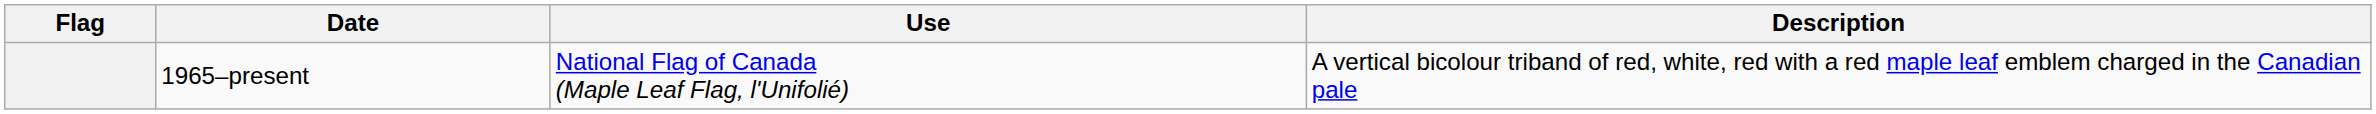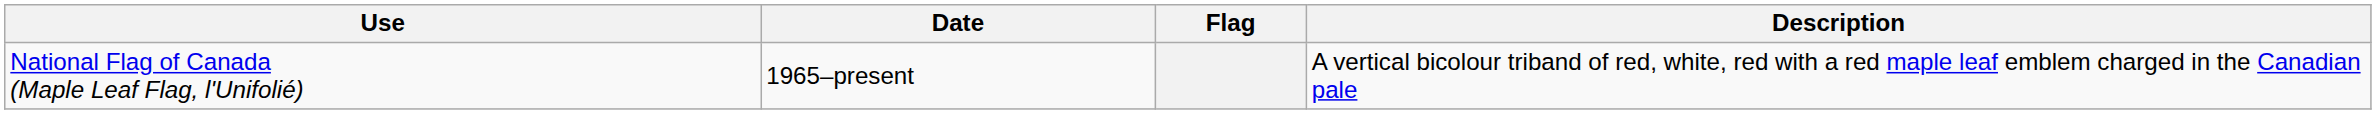columns swapped: (80, 23) <-> (928, 23)
